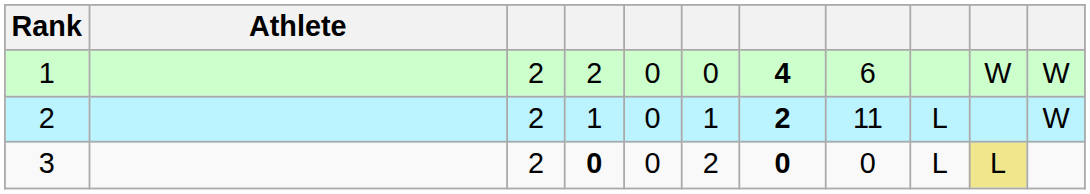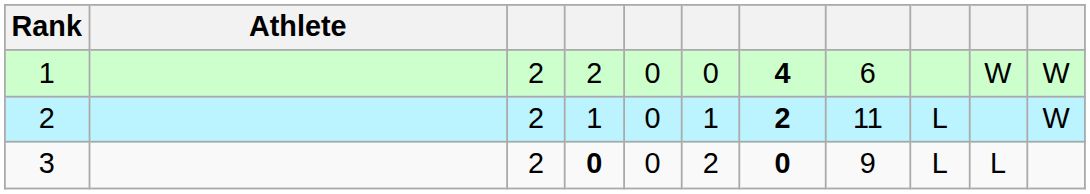(868, 164) 0 -> (868, 164) 9
(998, 164) khaki background -> (998, 164) no background
